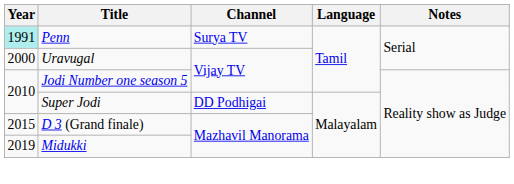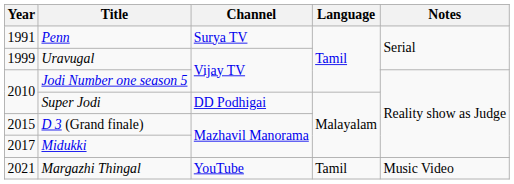(21, 37) paleturquoise background -> (21, 37) no background
(21, 59) 2000 -> (21, 59) 1999
(21, 146) 2019 -> (21, 146) 2017
+ row: (91, 168)
